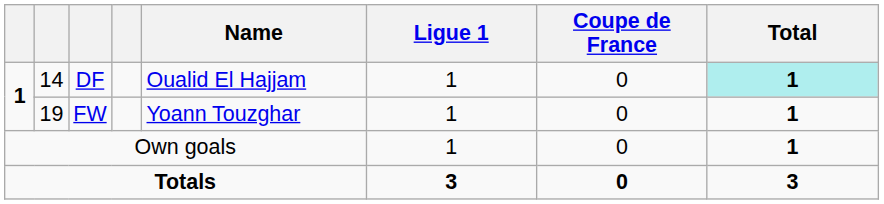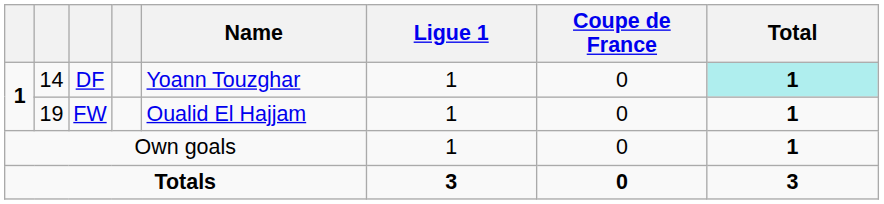(226, 79) Oualid El Hajjam -> (223, 79) Yoann Touzghar
(223, 113) Yoann Touzghar -> (226, 113) Oualid El Hajjam
